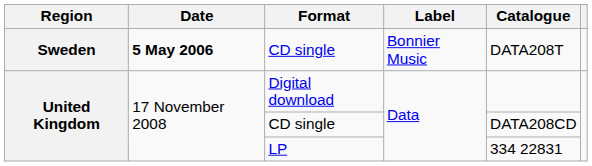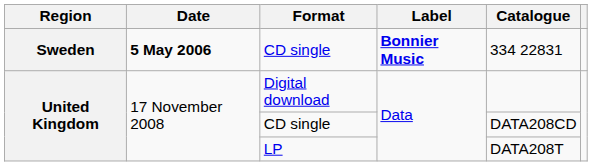(413, 49) normal -> (409, 49) bold
(527, 49) DATA208T -> (526, 49) 334 22831
(526, 148) 334 22831 -> (527, 148) DATA208T
